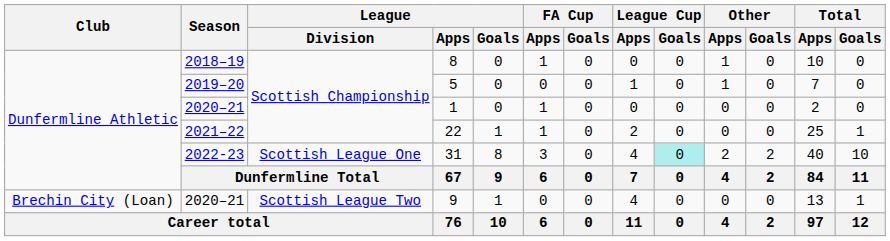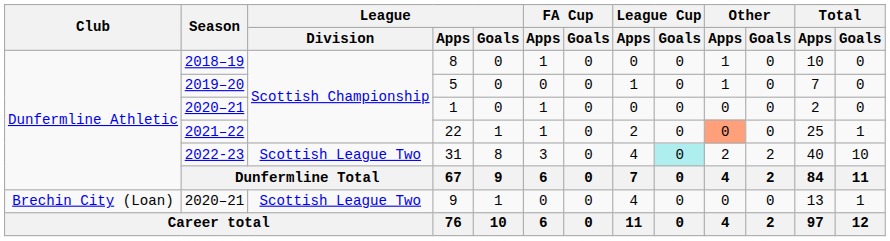(725, 132) no background -> (725, 132) lightsalmon background
(340, 155) Scottish League One -> (340, 155) Scottish League Two
